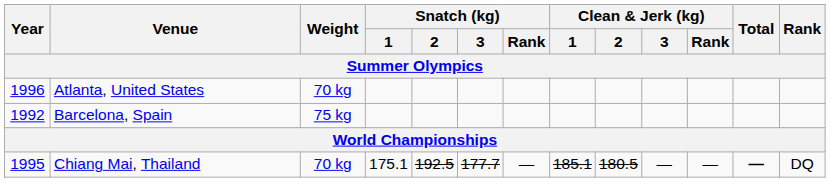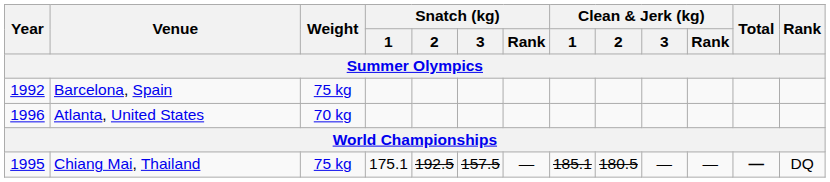rows swapped: (129, 90) <-> (113, 115)
(333, 164) 70 kg -> (333, 164) 75 kg
(480, 164) 177.7 -> (480, 164) 157.5
